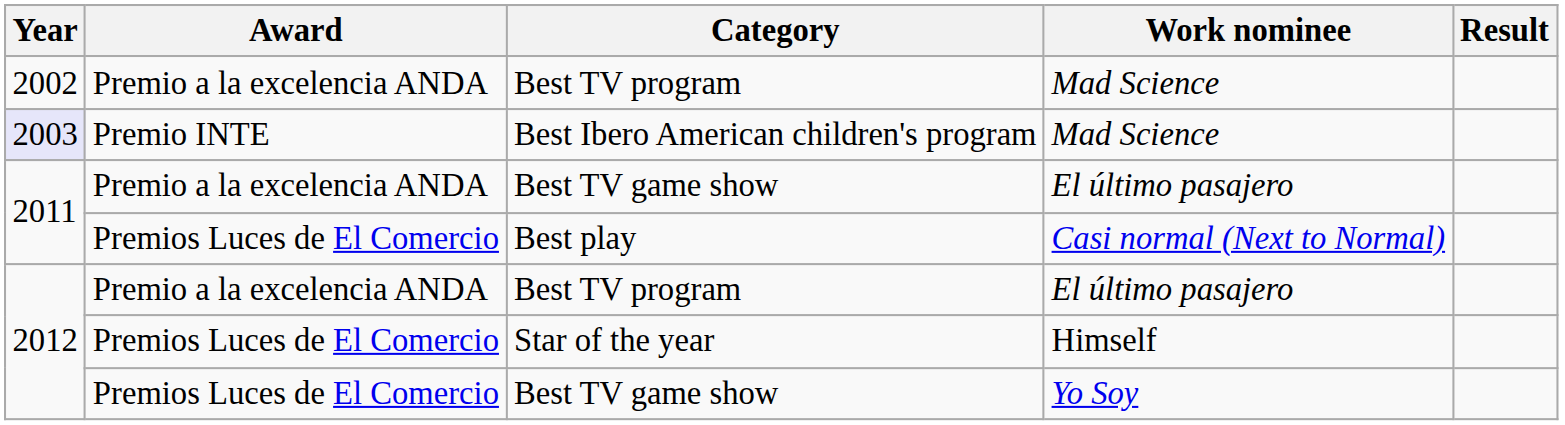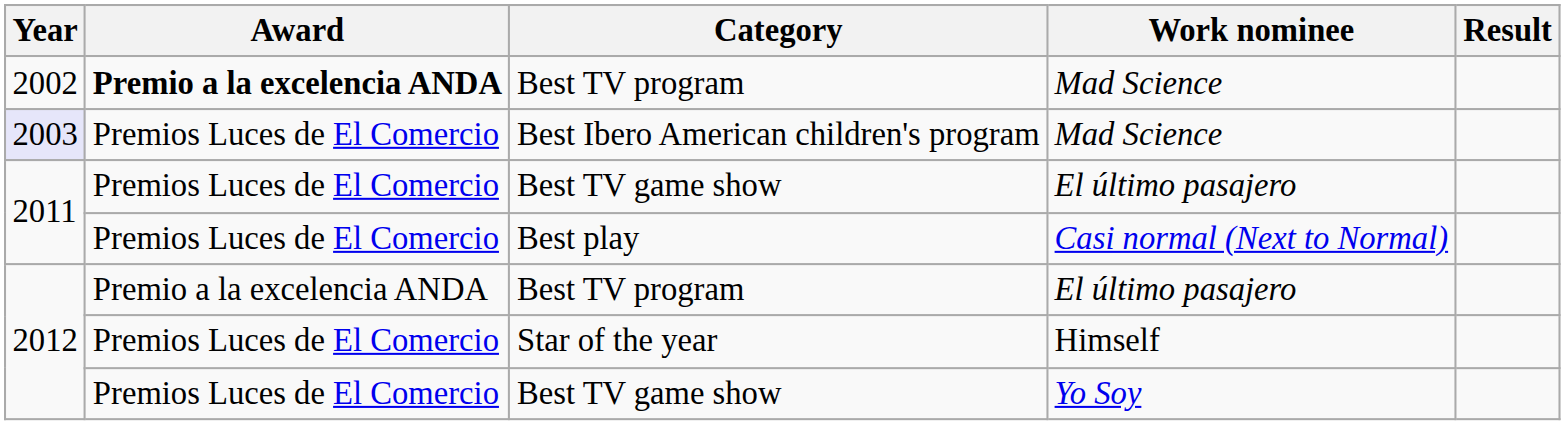(290, 82) normal -> (297, 82) bold
(181, 133) Premio INTE -> (296, 133) Premios Luces de El Comercio
(290, 185) Premio a la excelencia ANDA -> (296, 185) Premios Luces de El Comercio
